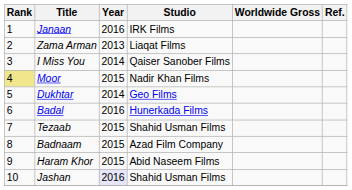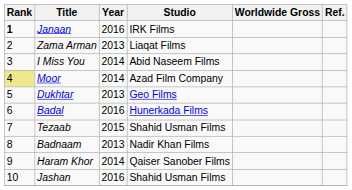(10, 29) normal -> (10, 29) bold
(180, 62) Qaiser Sanober Films -> (174, 62) Abid Naseem Films
(113, 78) 2015 -> (113, 78) 2014
(169, 78) Nadir Khan Films -> (176, 78) Azad Film Company
(113, 95) 2014 -> (113, 95) 2013
(113, 144) 2015 -> (113, 144) 2013
(176, 144) Azad Film Company -> (169, 144) Nadir Khan Films
(113, 161) 2015 -> (113, 161) 2014
(174, 161) Abid Naseem Films -> (180, 161) Qaiser Sanober Films
(113, 177) lavender background -> (113, 177) no background
